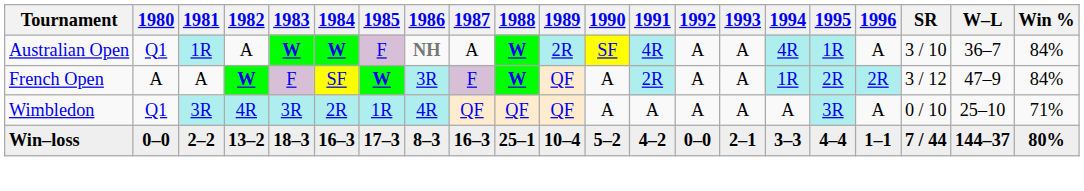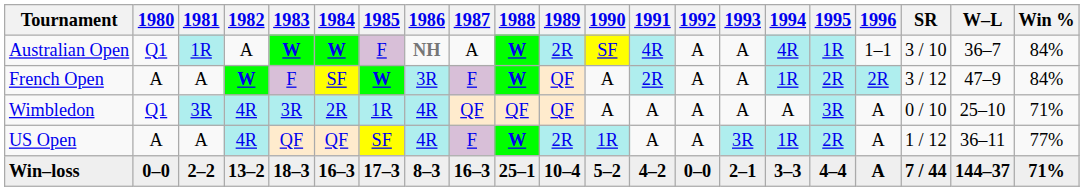(878, 50) A -> (878, 50) 1–1
+ row: (43, 140)
(878, 140) 1–1 -> (878, 170) A
(1047, 140) 80% -> (1047, 170) 71%
